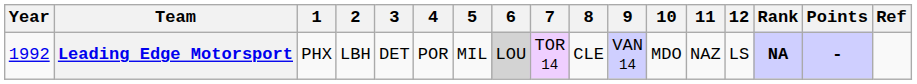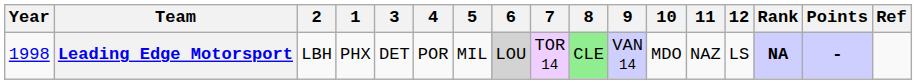columns swapped: (317, 19) <-> (355, 19)
(29, 56) 1992 -> (29, 56) 1998
(589, 56) no background -> (589, 56) lightgreen background
